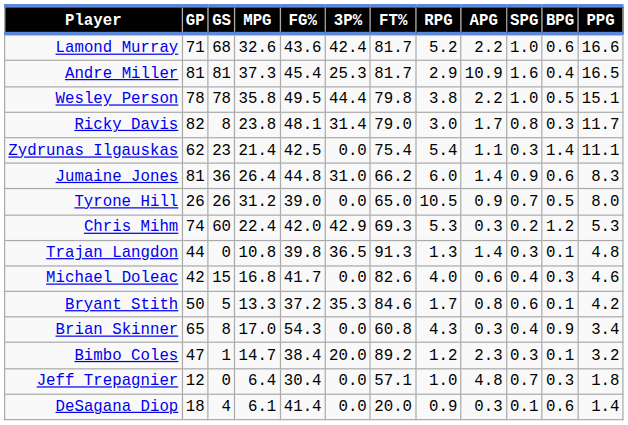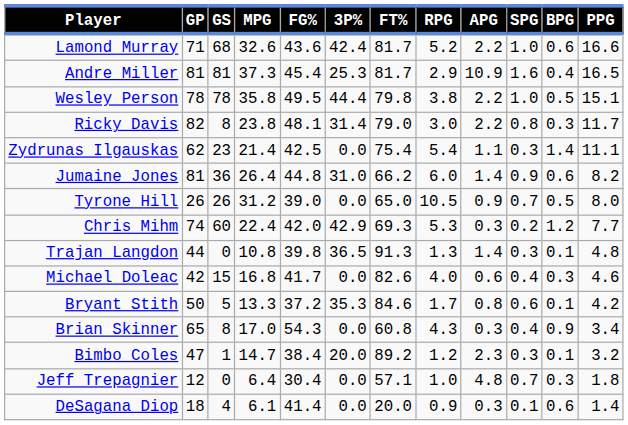(488, 125) 1.7 -> (488, 125) 2.2
(605, 176) 8.3 -> (605, 176) 8.2
(605, 227) 5.3 -> (605, 227) 7.7
